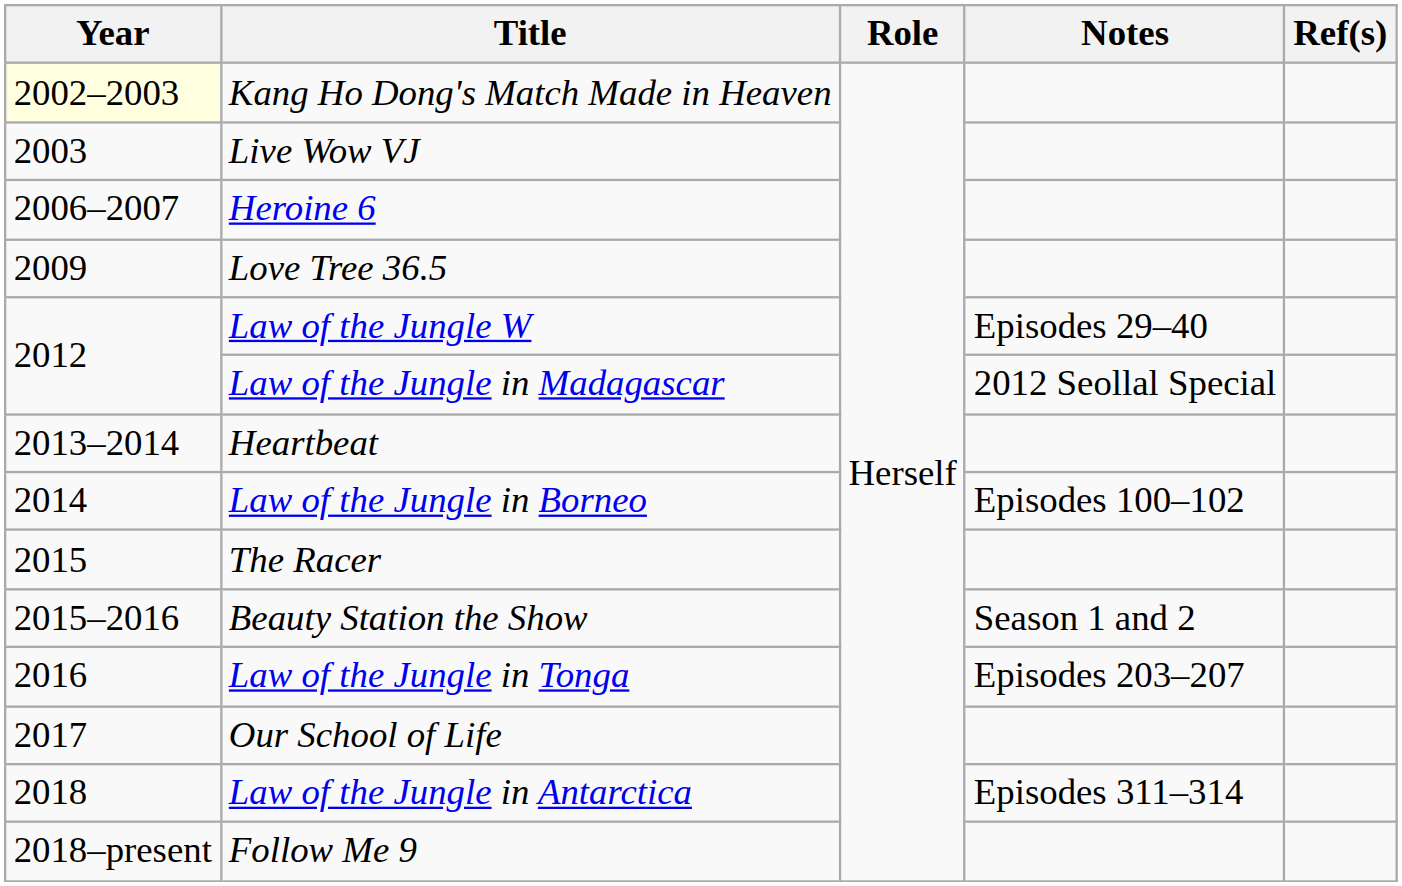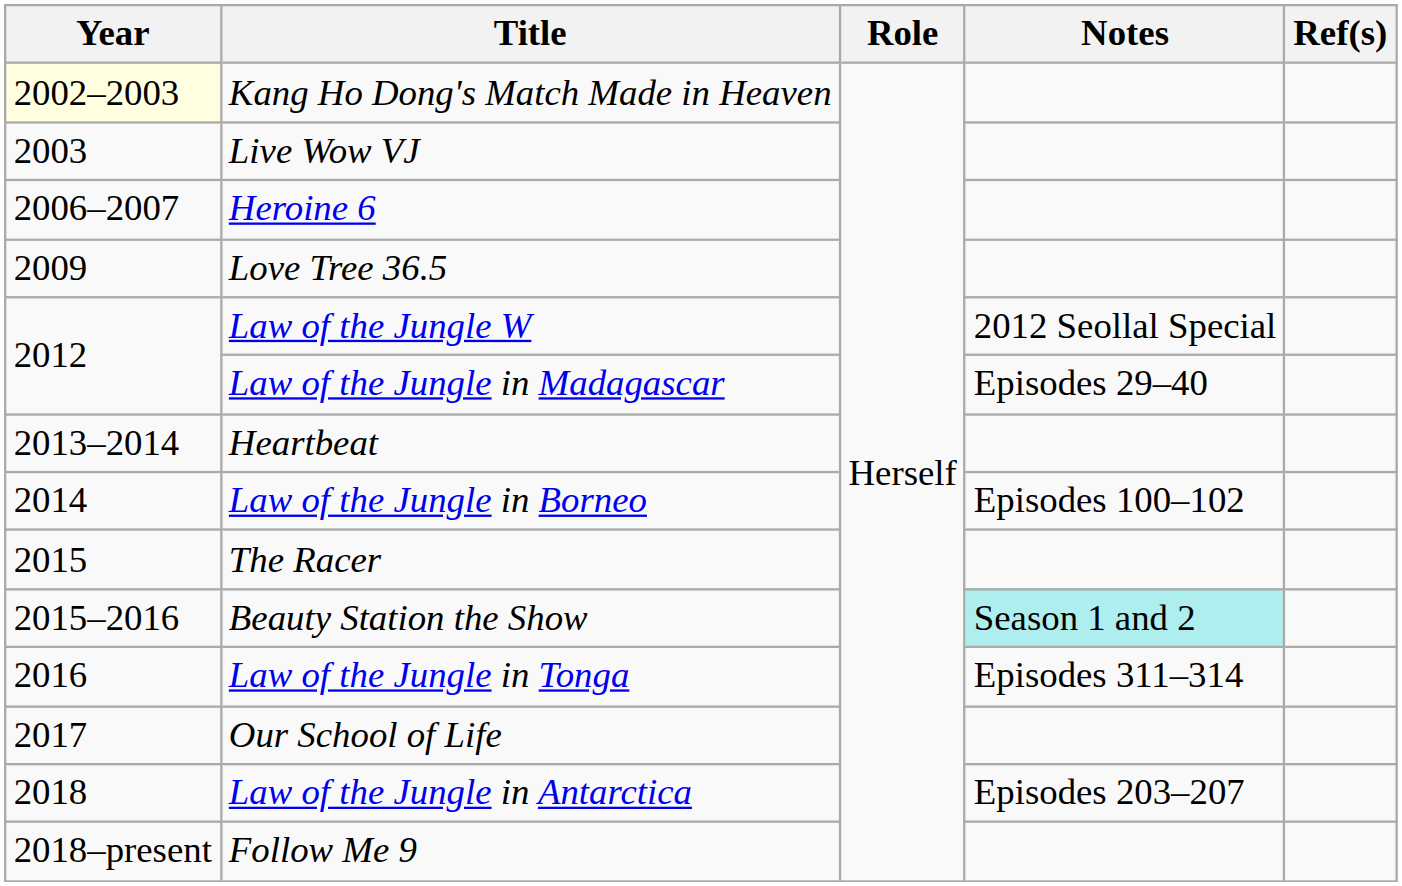(1091, 325) Episodes 29–40 -> (1125, 325) 2012 Seollal Special
(1125, 383) 2012 Seollal Special -> (1091, 383) Episodes 29–40
(1085, 617) no background -> (1085, 617) paleturquoise background
(1109, 675) Episodes 203–207 -> (1109, 675) Episodes 311–314
(1109, 792) Episodes 311–314 -> (1109, 792) Episodes 203–207
